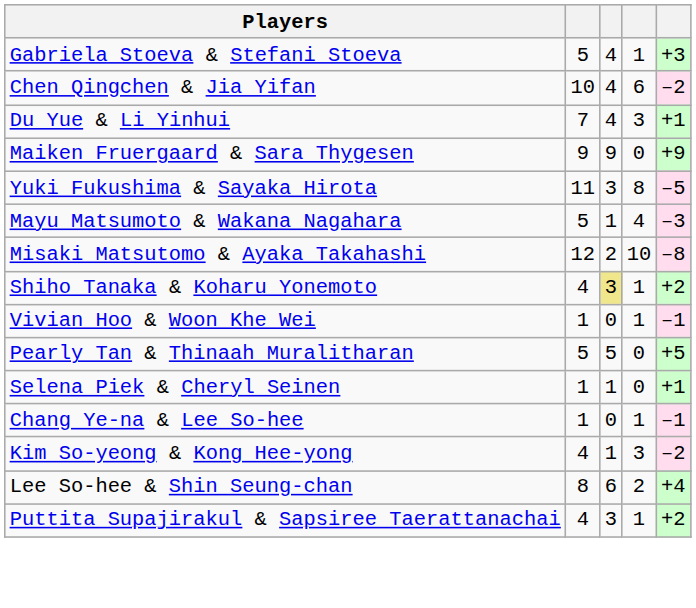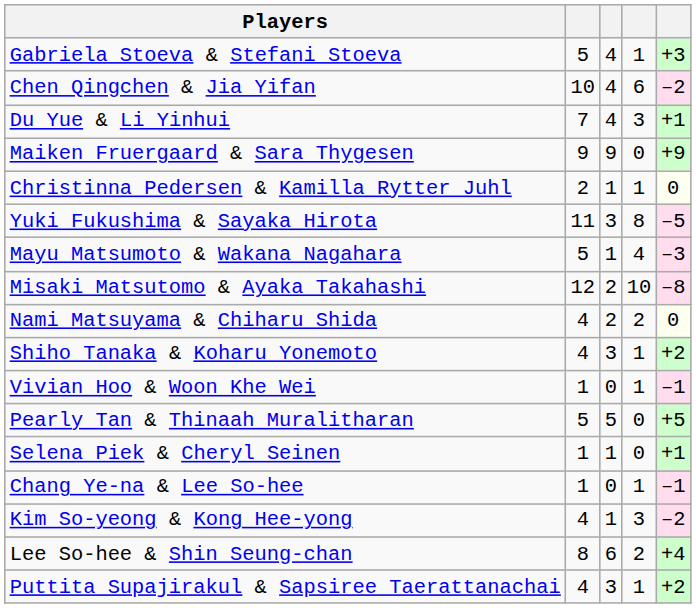+ row: (261, 188)
+ row: (193, 321)
(611, 288) khaki background -> (611, 354) no background
